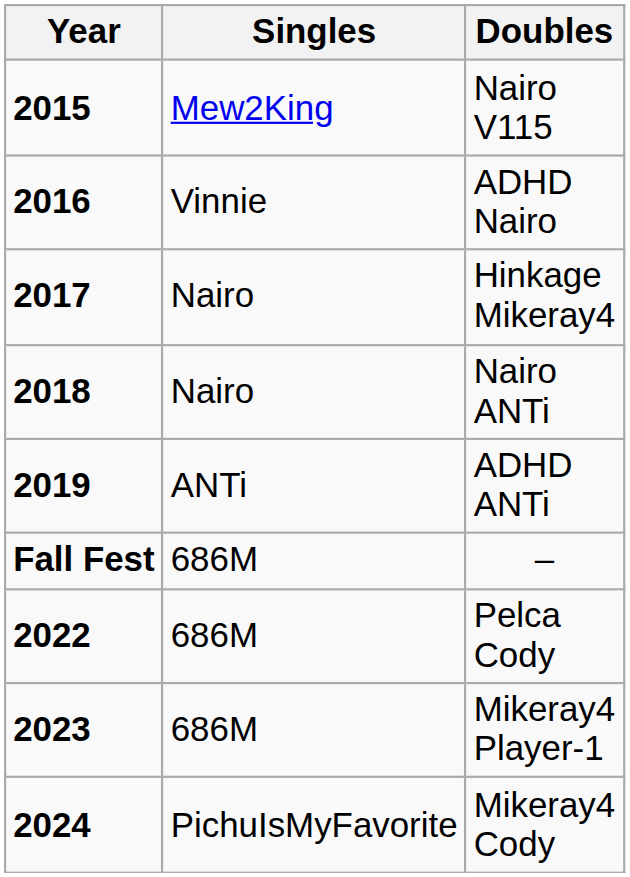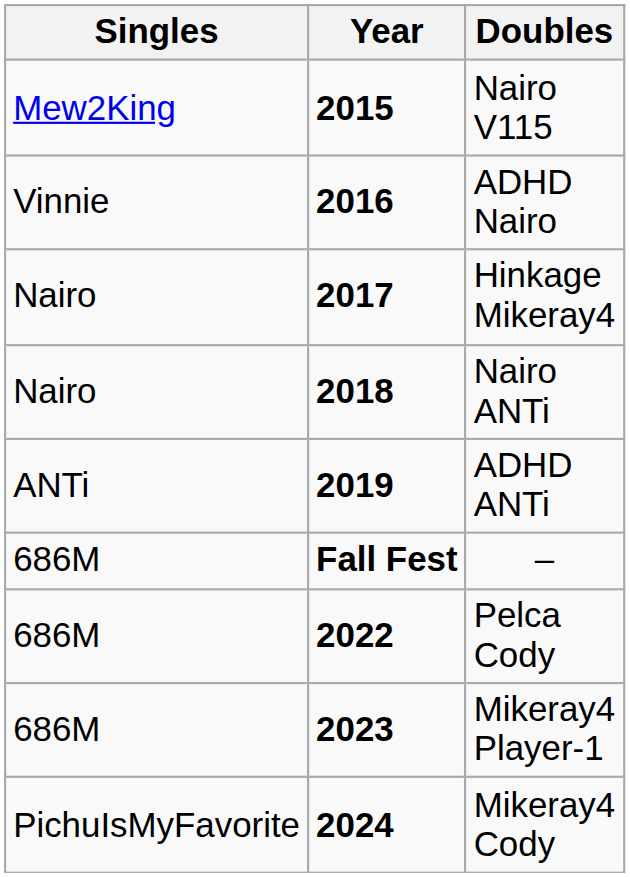columns swapped: (84, 32) <-> (314, 32)
